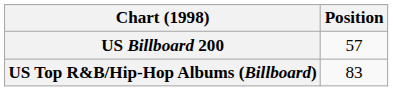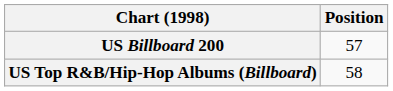(354, 72) 83 -> (354, 72) 58
